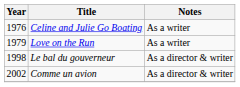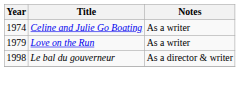(16, 27) 1976 -> (16, 27) 1974
- row: (64, 74)
